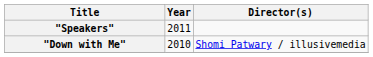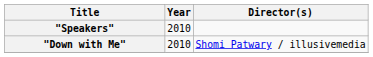(179, 28) 2011 -> (179, 28) 2010
